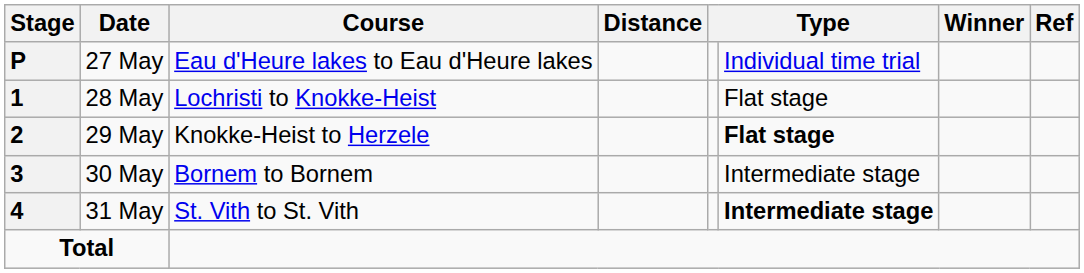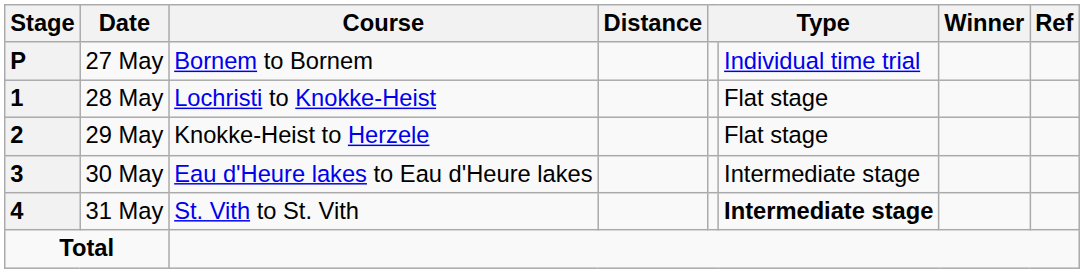(383, 60) Eau d'Heure lakes to Eau d'Heure lakes -> (274, 60) Bornem to Bornem
(779, 135) bold -> (776, 135) normal
(274, 173) Bornem to Bornem -> (383, 173) Eau d'Heure lakes to Eau d'Heure lakes
